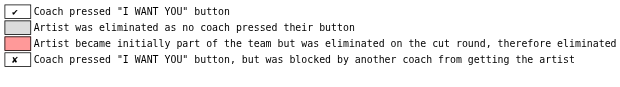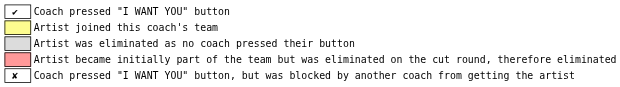+ row: (126, 28)
